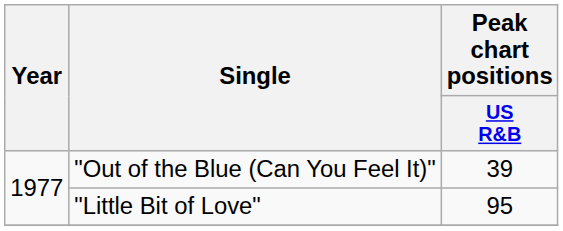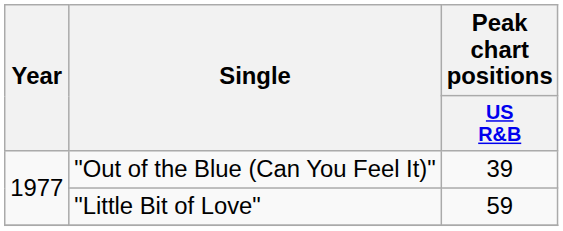(500, 206) 95 -> (500, 206) 59
